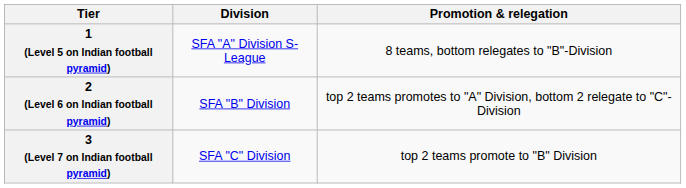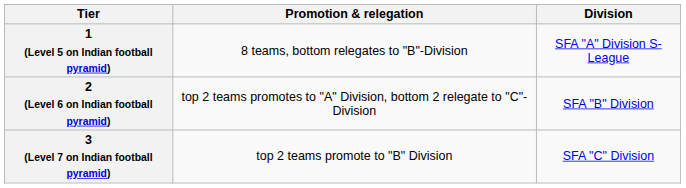columns swapped: (245, 14) <-> (499, 14)
